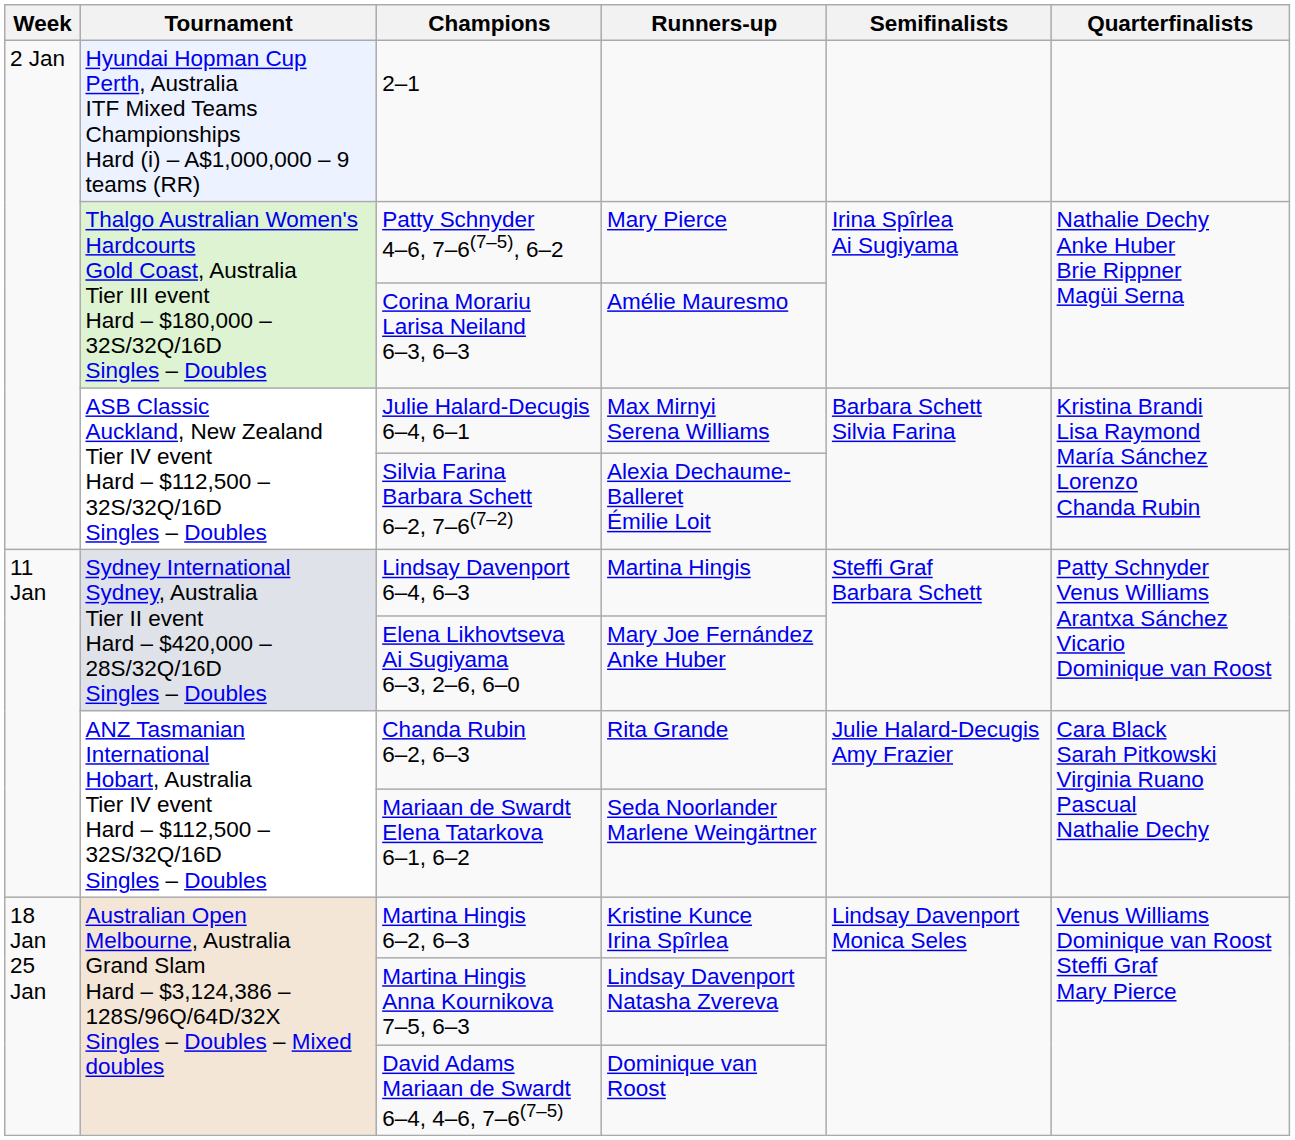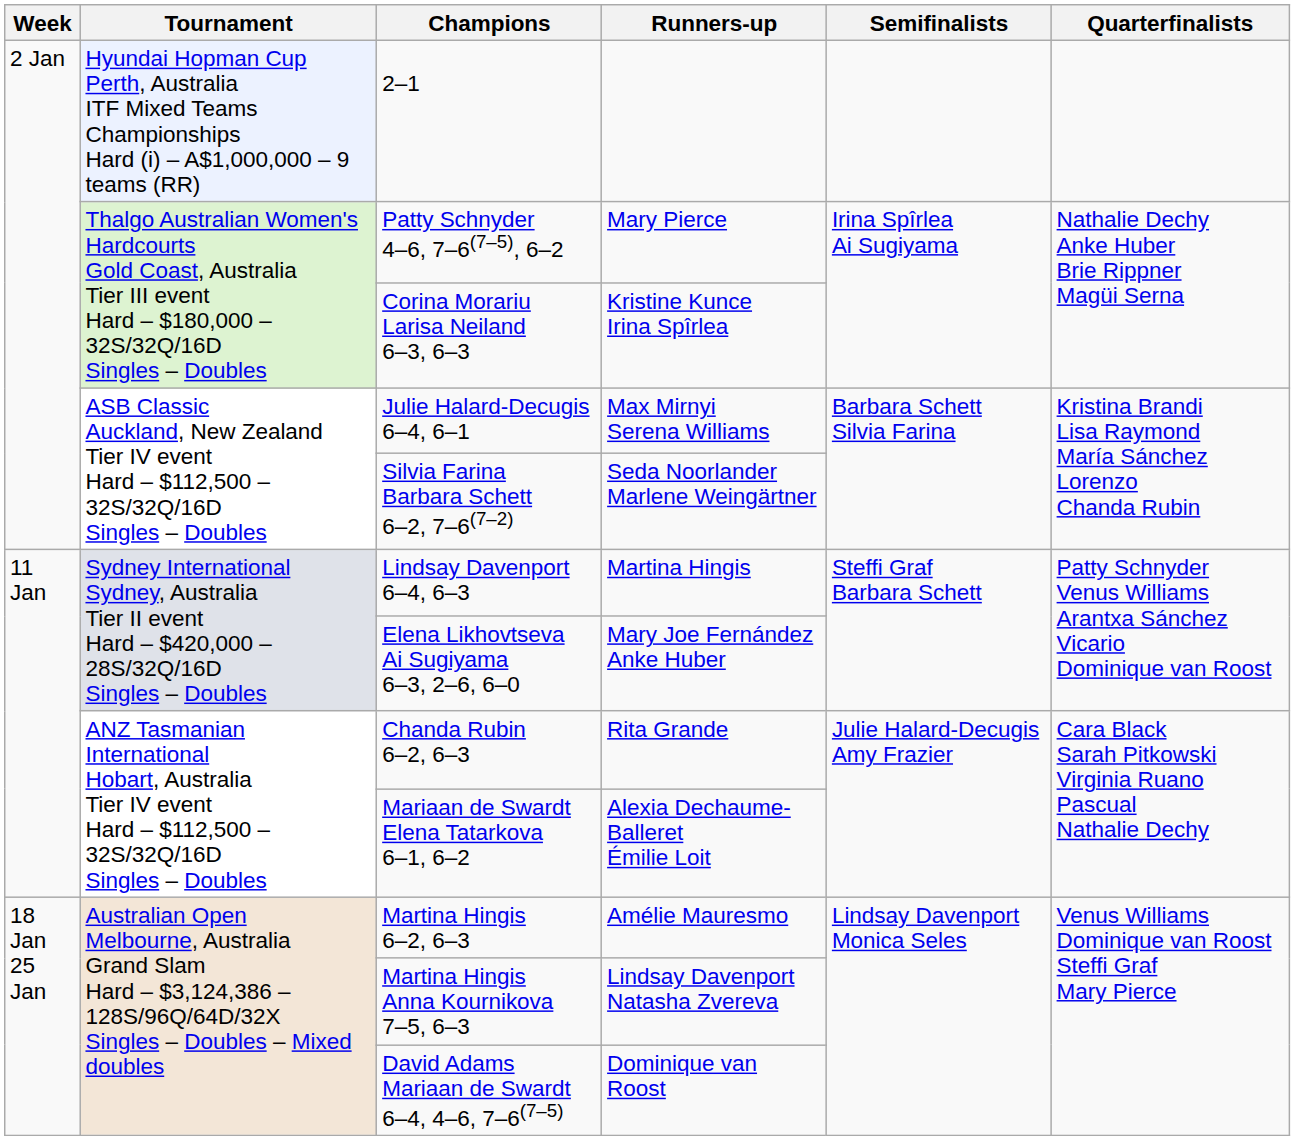(698, 300) Amélie Mauresmo -> (680, 313) Kristine Kunce Irina Spîrlea
(699, 496) Alexia Dechaume-Balleret Émilie Loit -> (712, 484) Seda Noorlander Marlene Weingärtner
(712, 819) Seda Noorlander Marlene Weingärtner -> (699, 832) Alexia Dechaume-Balleret Émilie Loit
(680, 928) Kristine Kunce Irina Spîrlea -> (698, 916) Amélie Mauresmo
